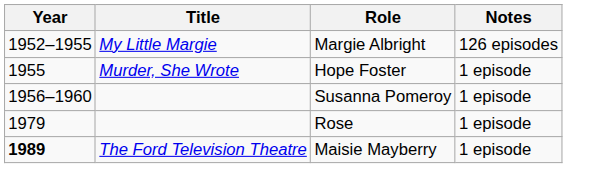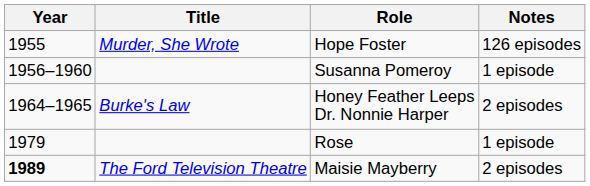- row: (370, 44)
(495, 70) 1 episode -> (532, 44) 126 episodes
+ row: (395, 106)
(495, 149) 1 episode -> (522, 168) 2 episodes
